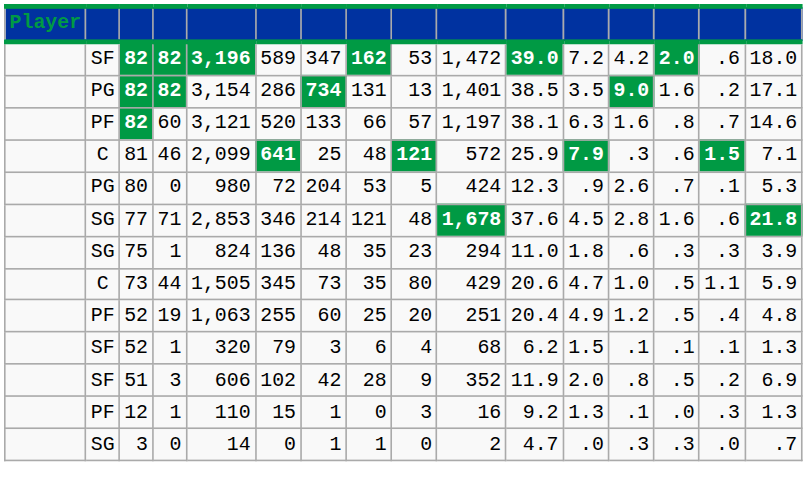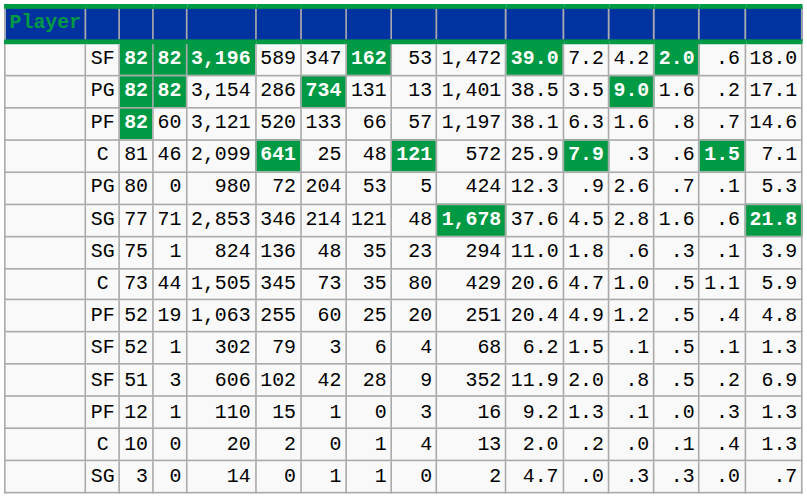(728, 252) .3 -> (728, 252) .1
(233, 349) 320 -> (233, 349) 302
(683, 349) .1 -> (683, 349) .5
+ row: (103, 445)
